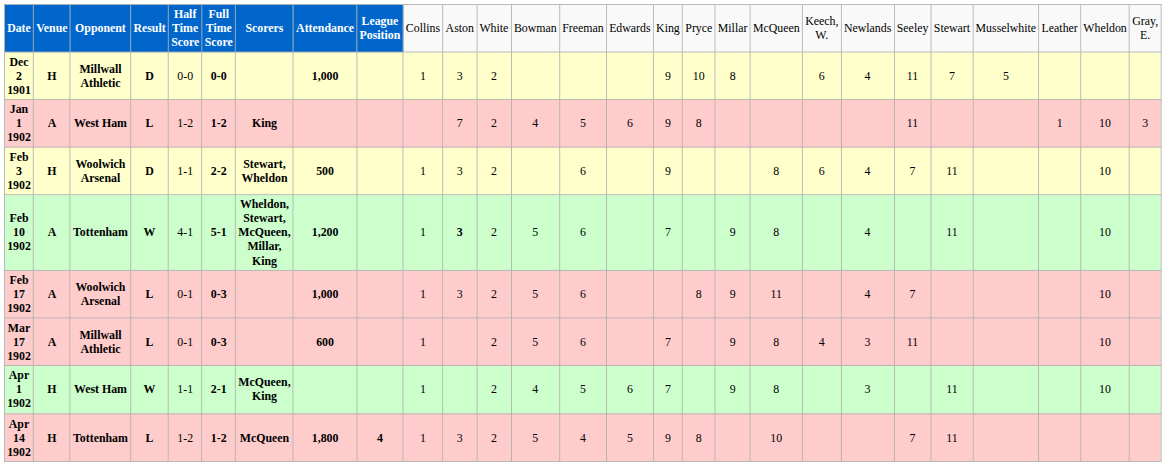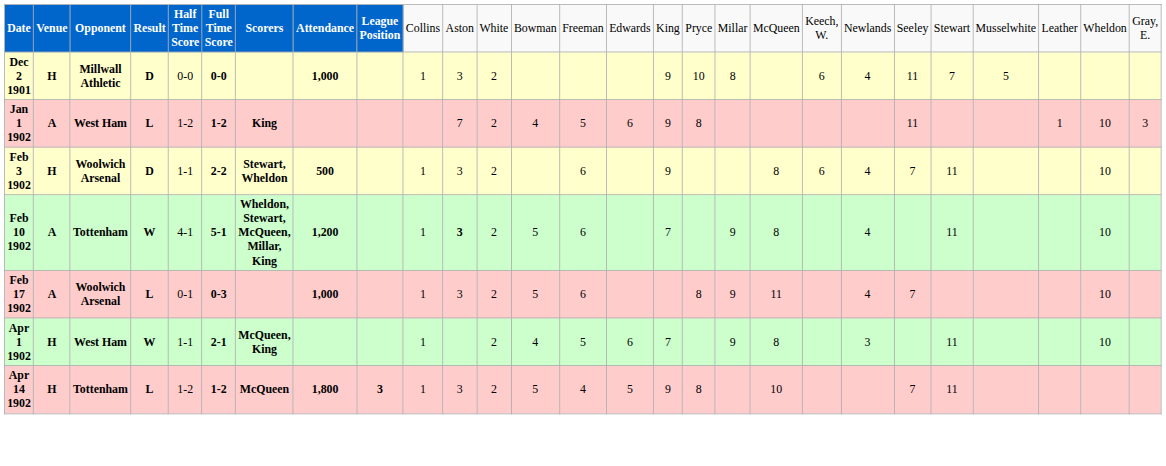- row: (19, 342)
(380, 437) 4 -> (380, 389) 3
